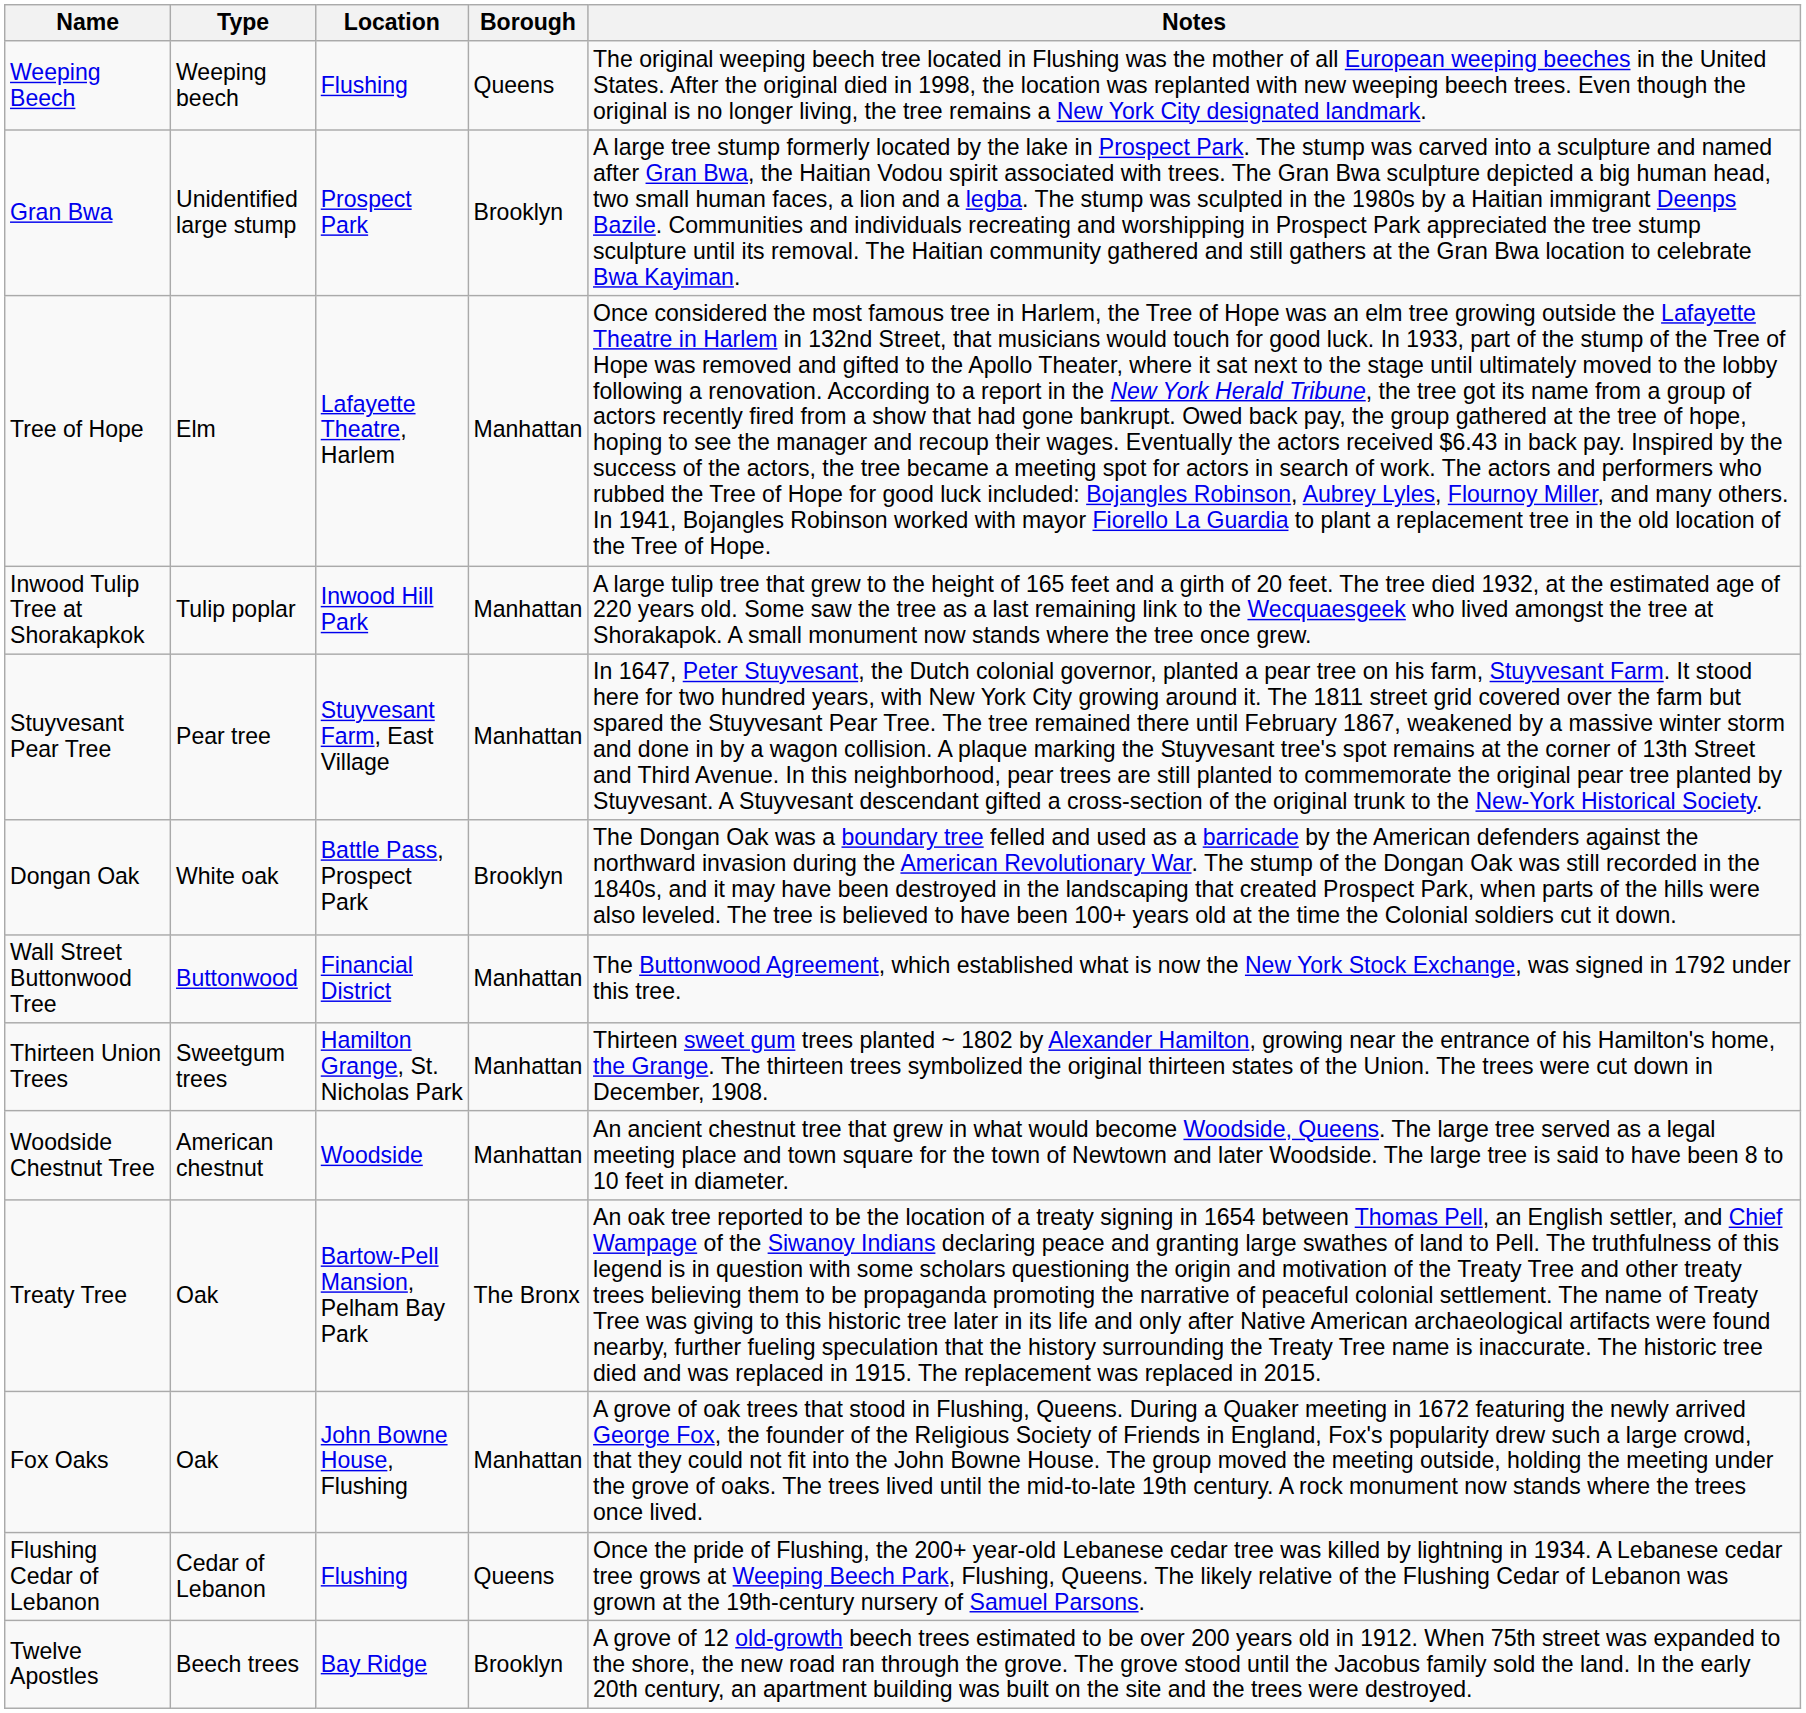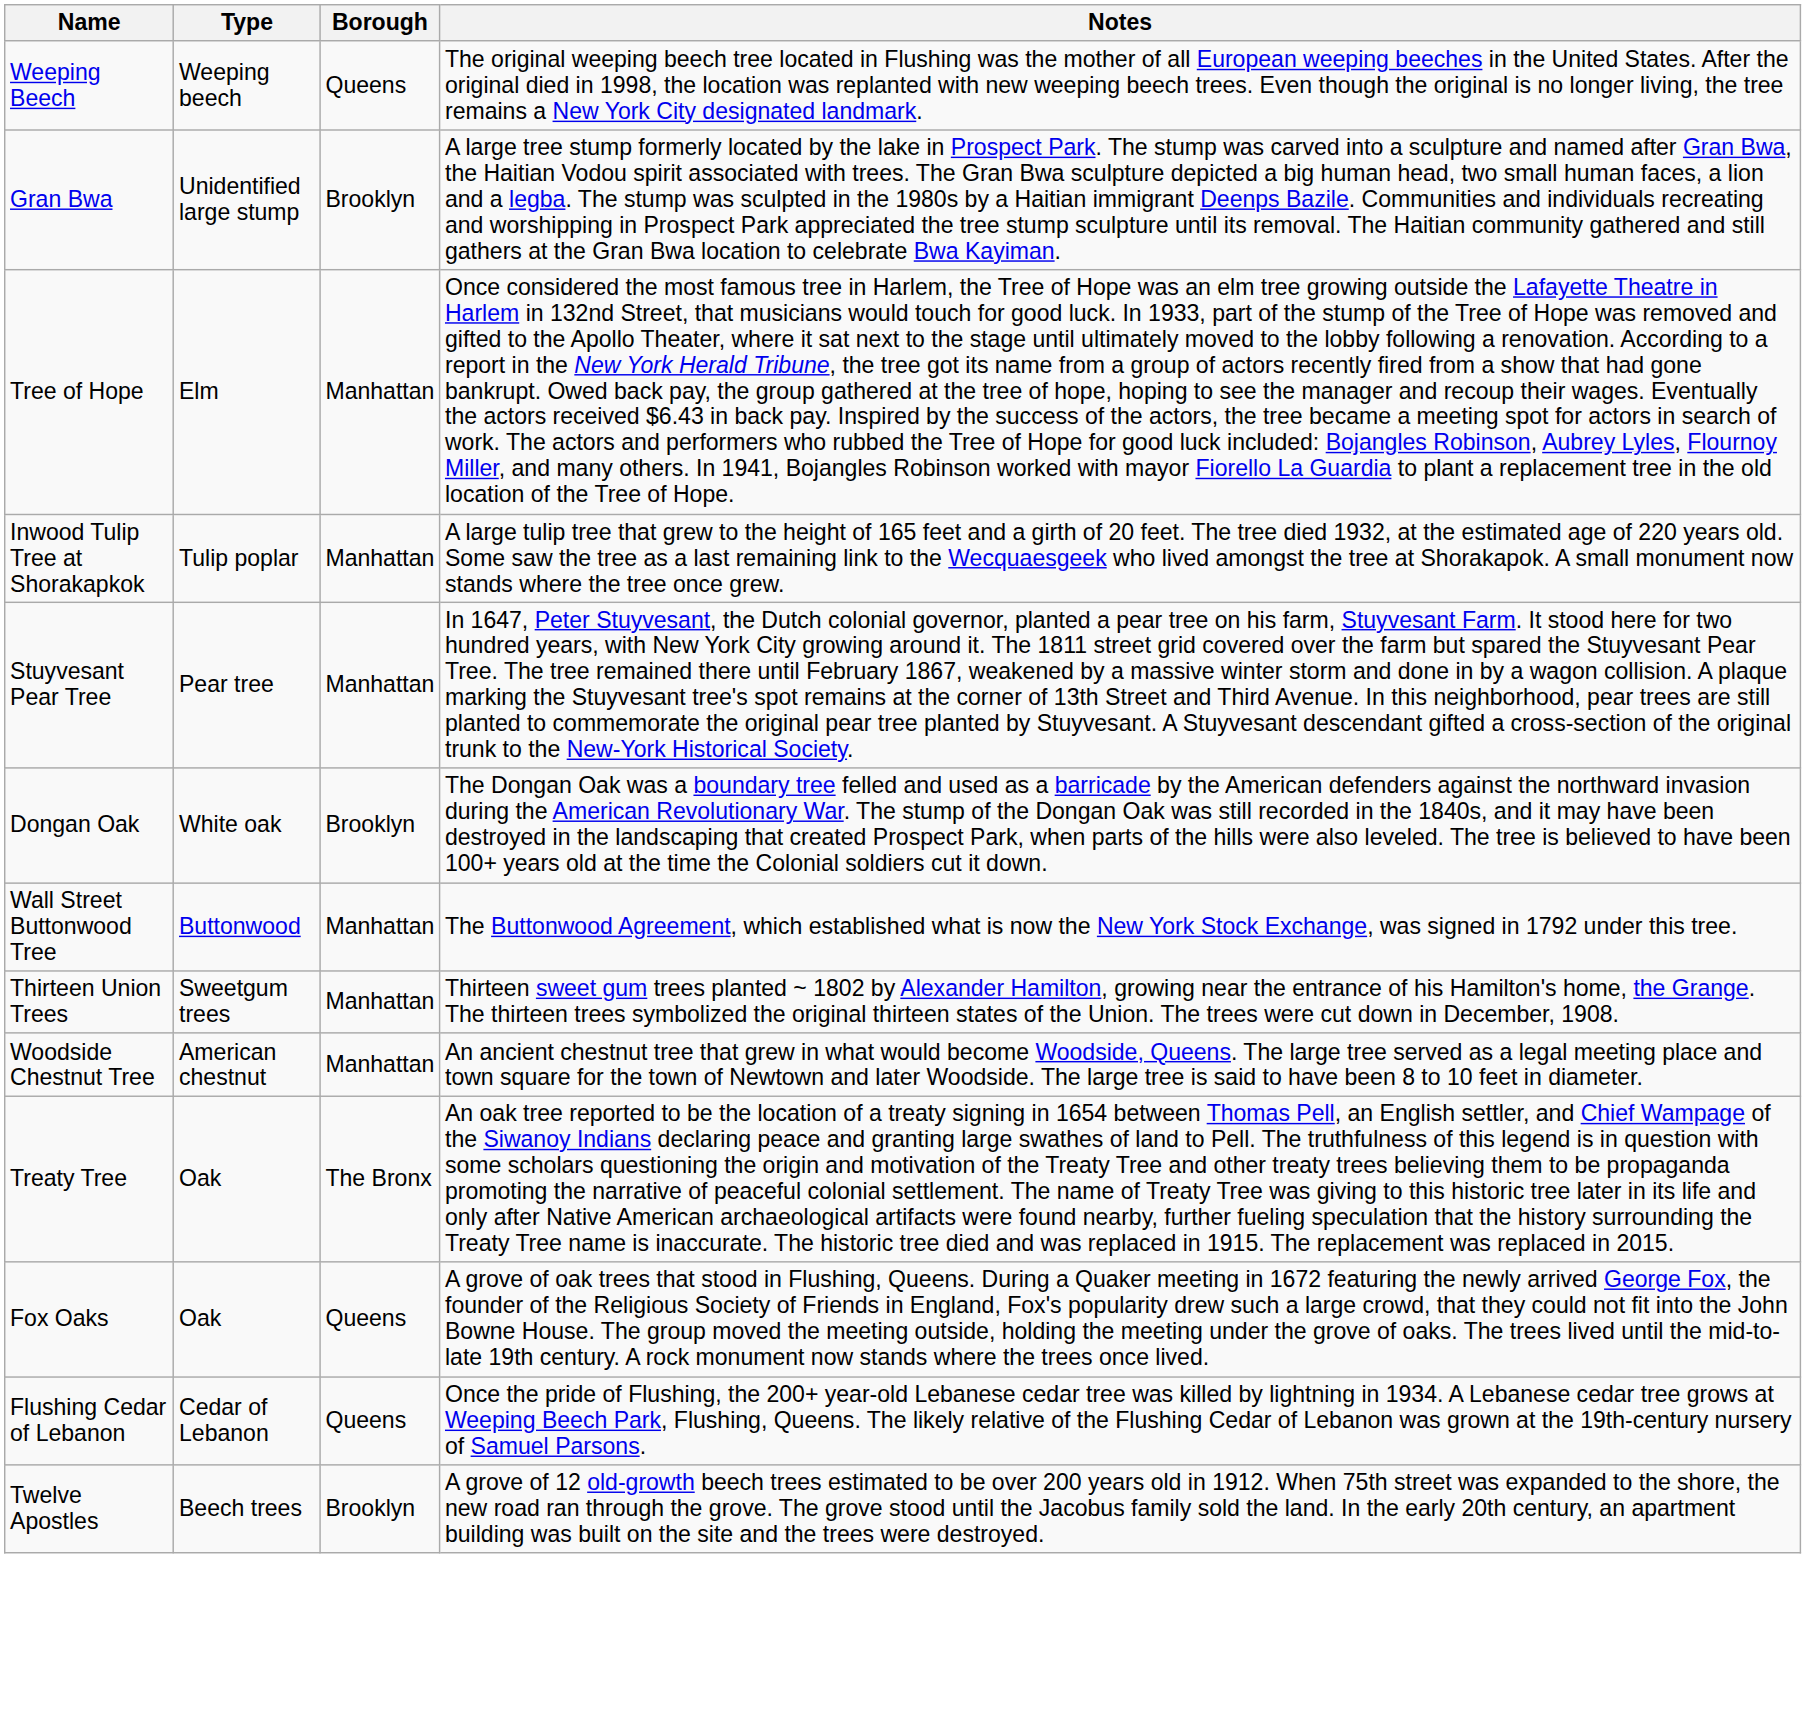- column: (392, 22)
(528, 1461) Manhattan -> (366, 1318) Queens
